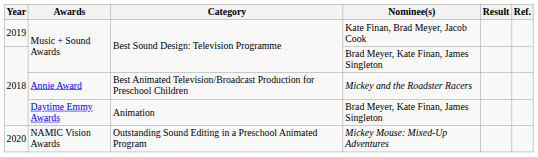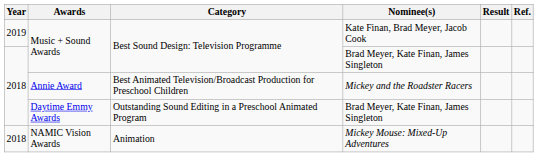(134, 112) Animation -> (215, 112) Outstanding Sound Editing in a Preschool Animated Program
(16, 139) 2020 -> (16, 139) 2018
(215, 139) Outstanding Sound Editing in a Preschool Animated Program -> (134, 139) Animation
